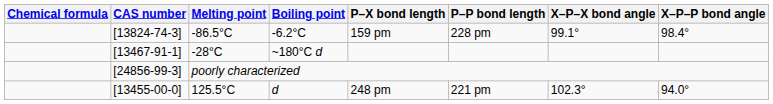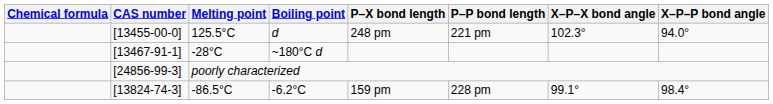rows swapped: (289, 33) <-> (275, 90)
